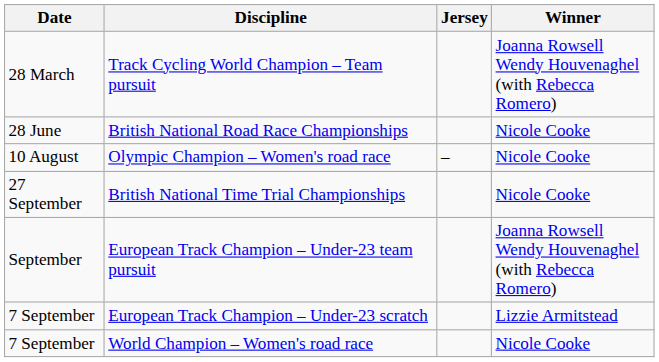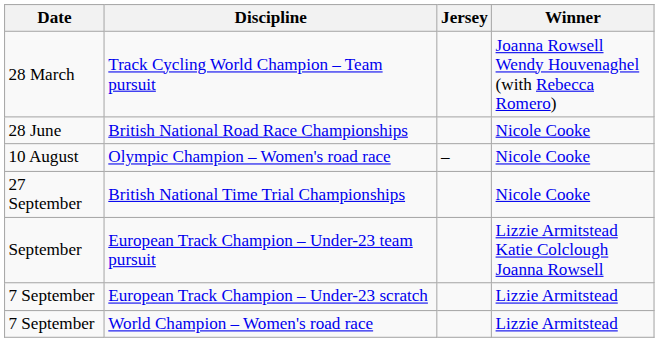(567, 259) Joanna Rowsell Wendy Houvenaghel (with Rebecca Romero) -> (557, 250) Lizzie Armitstead Katie Colclough Joanna Rowsell
(543, 342) Nicole Cooke -> (557, 323) Lizzie Armitstead
